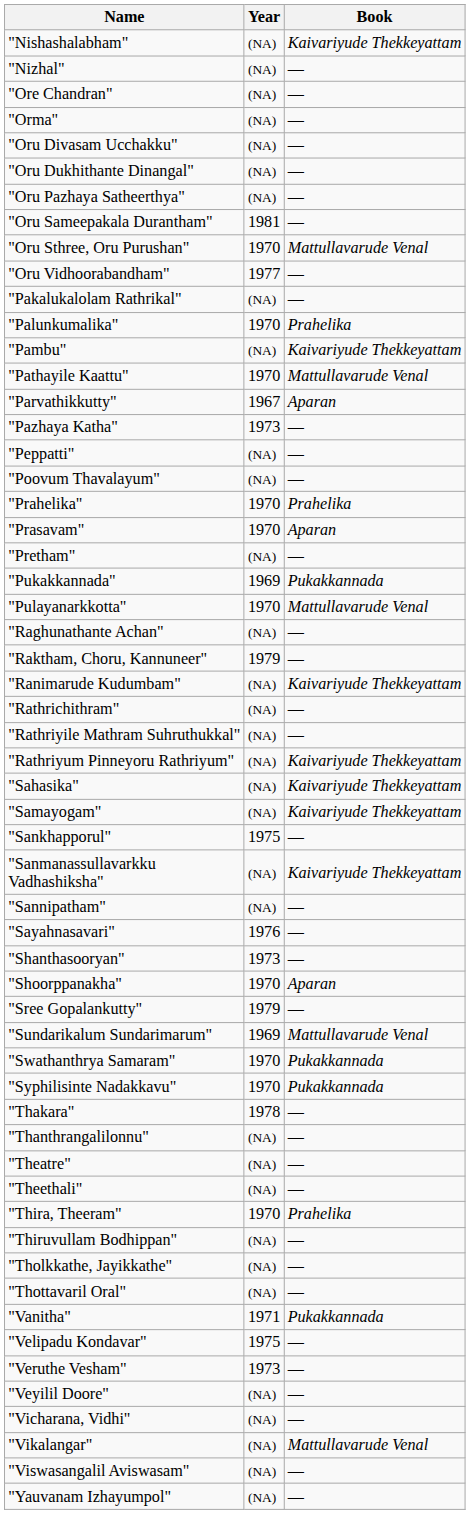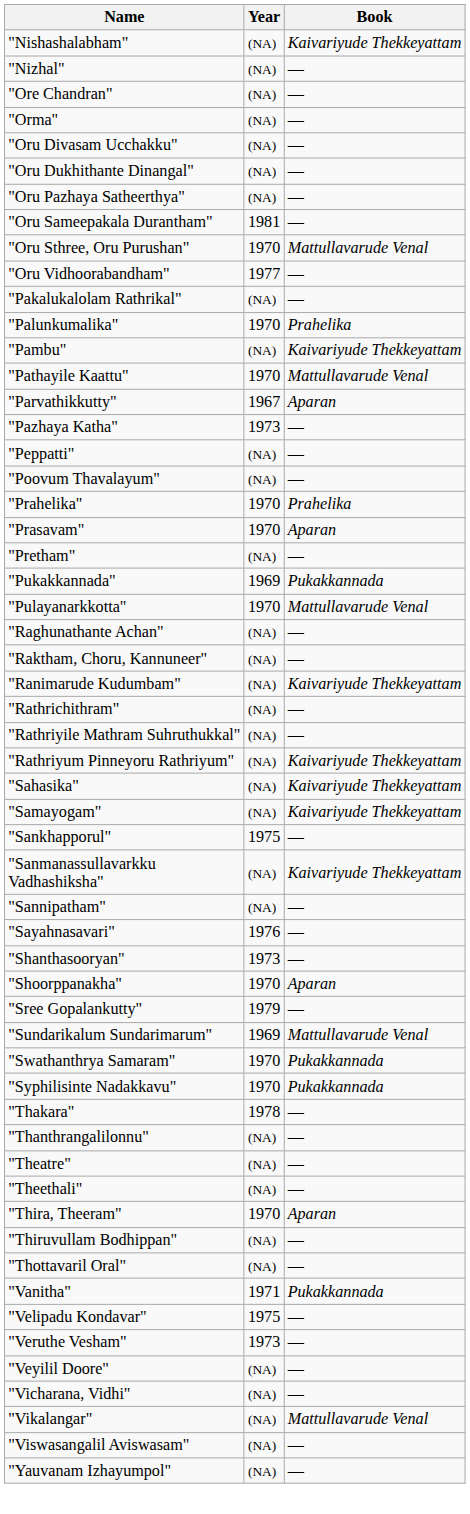(264, 658) 1979 -> (262, 659) (NA)
(320, 1214) Prahelika -> (312, 1214) Aparan
- row: (90, 1265)
